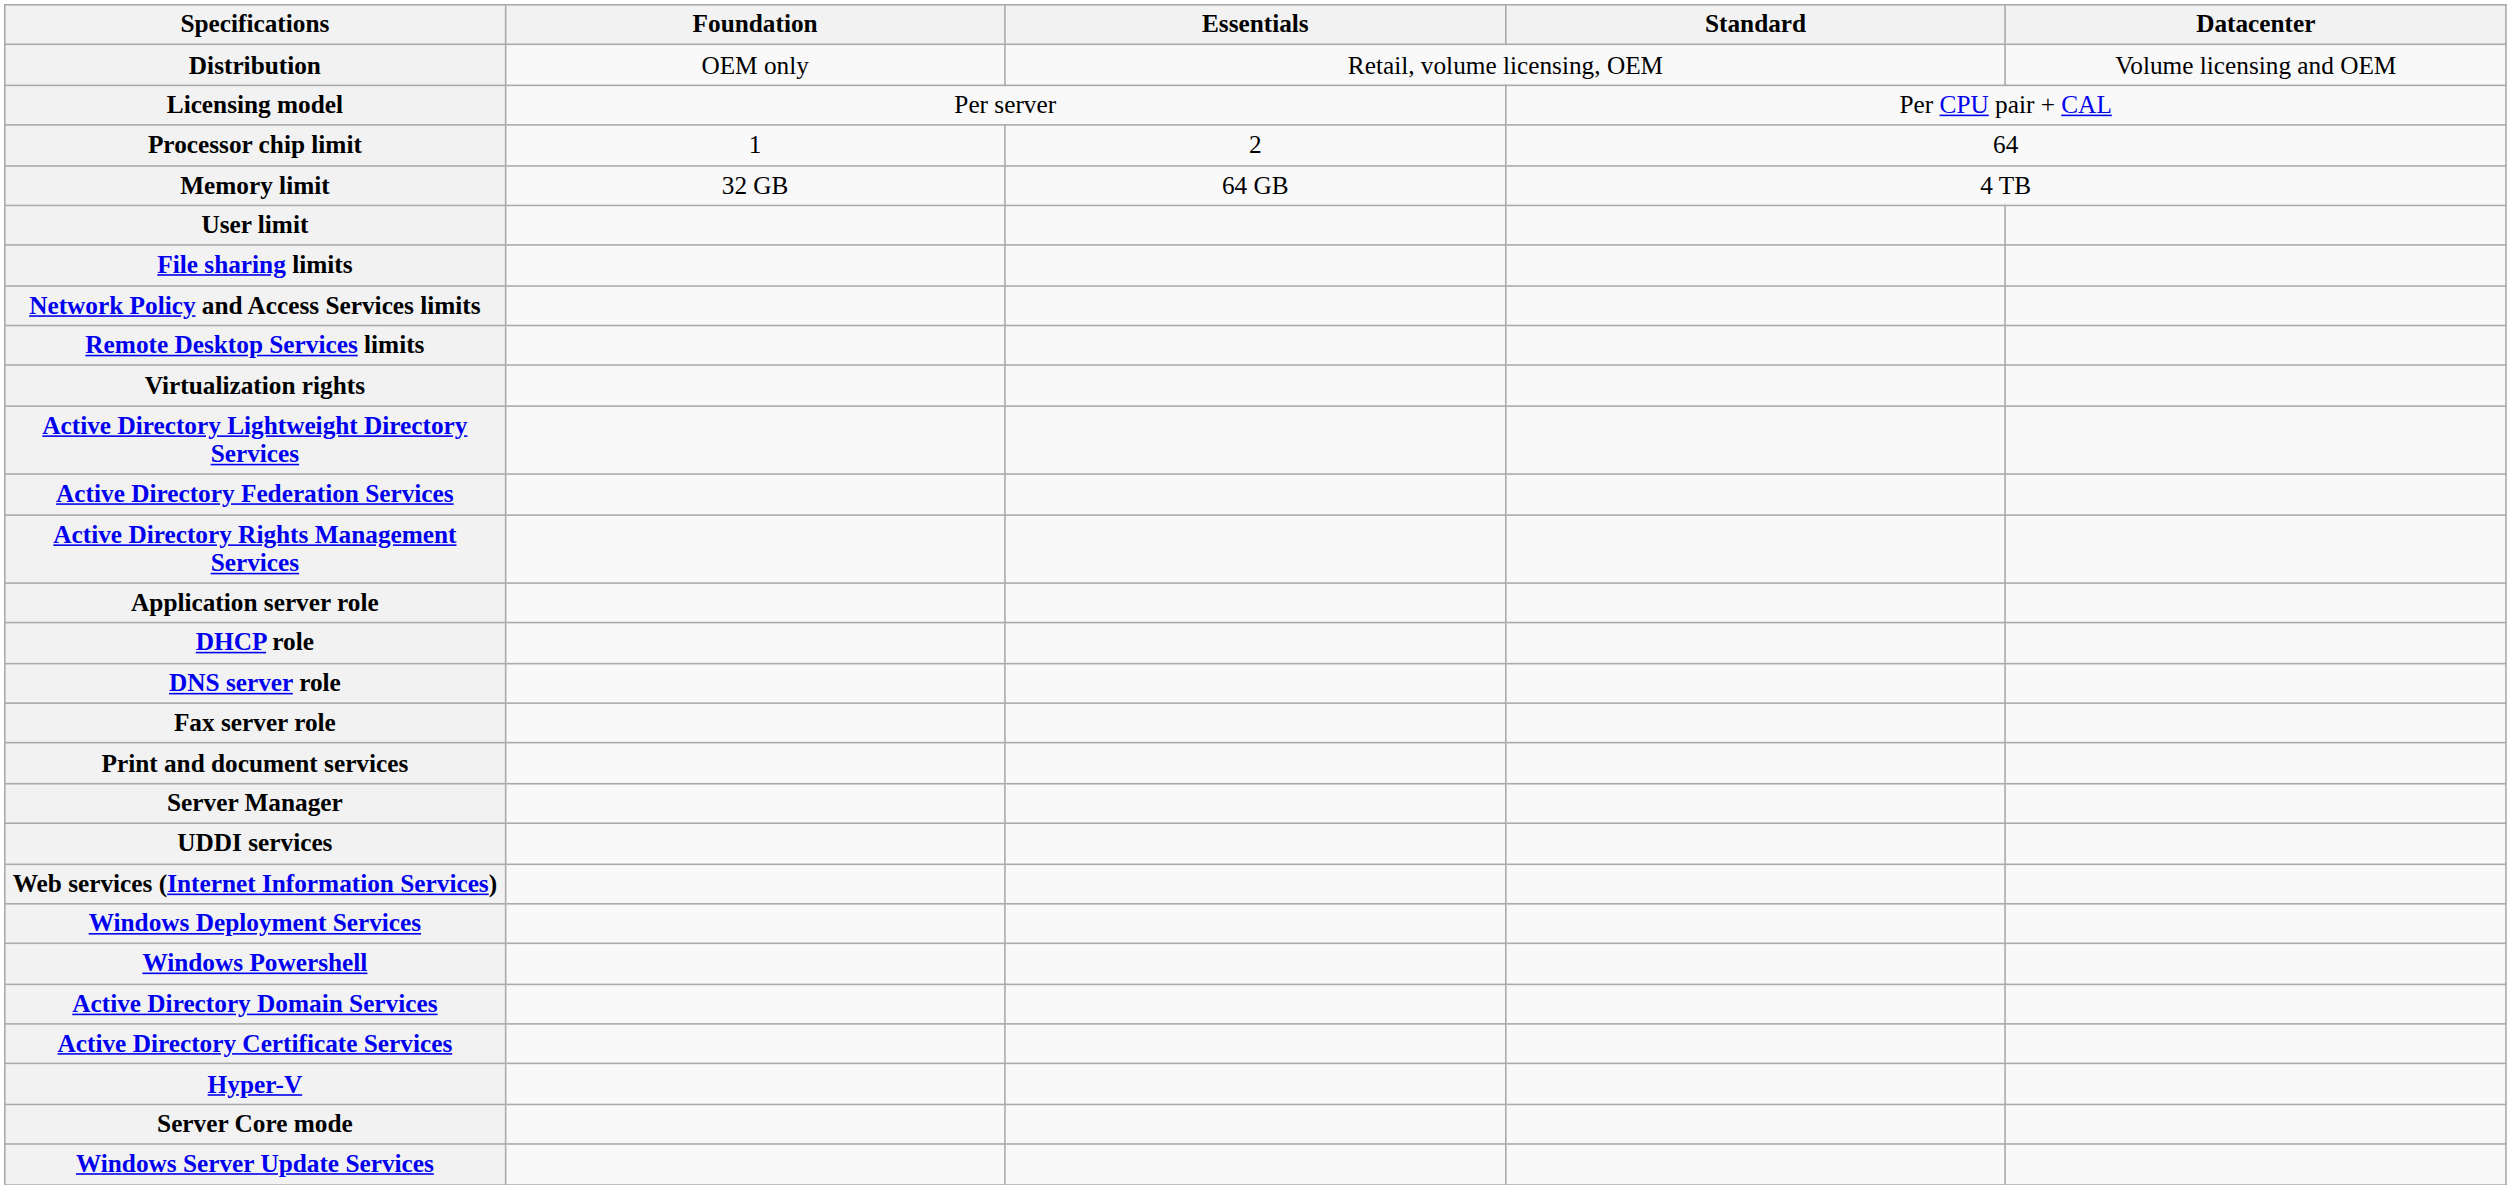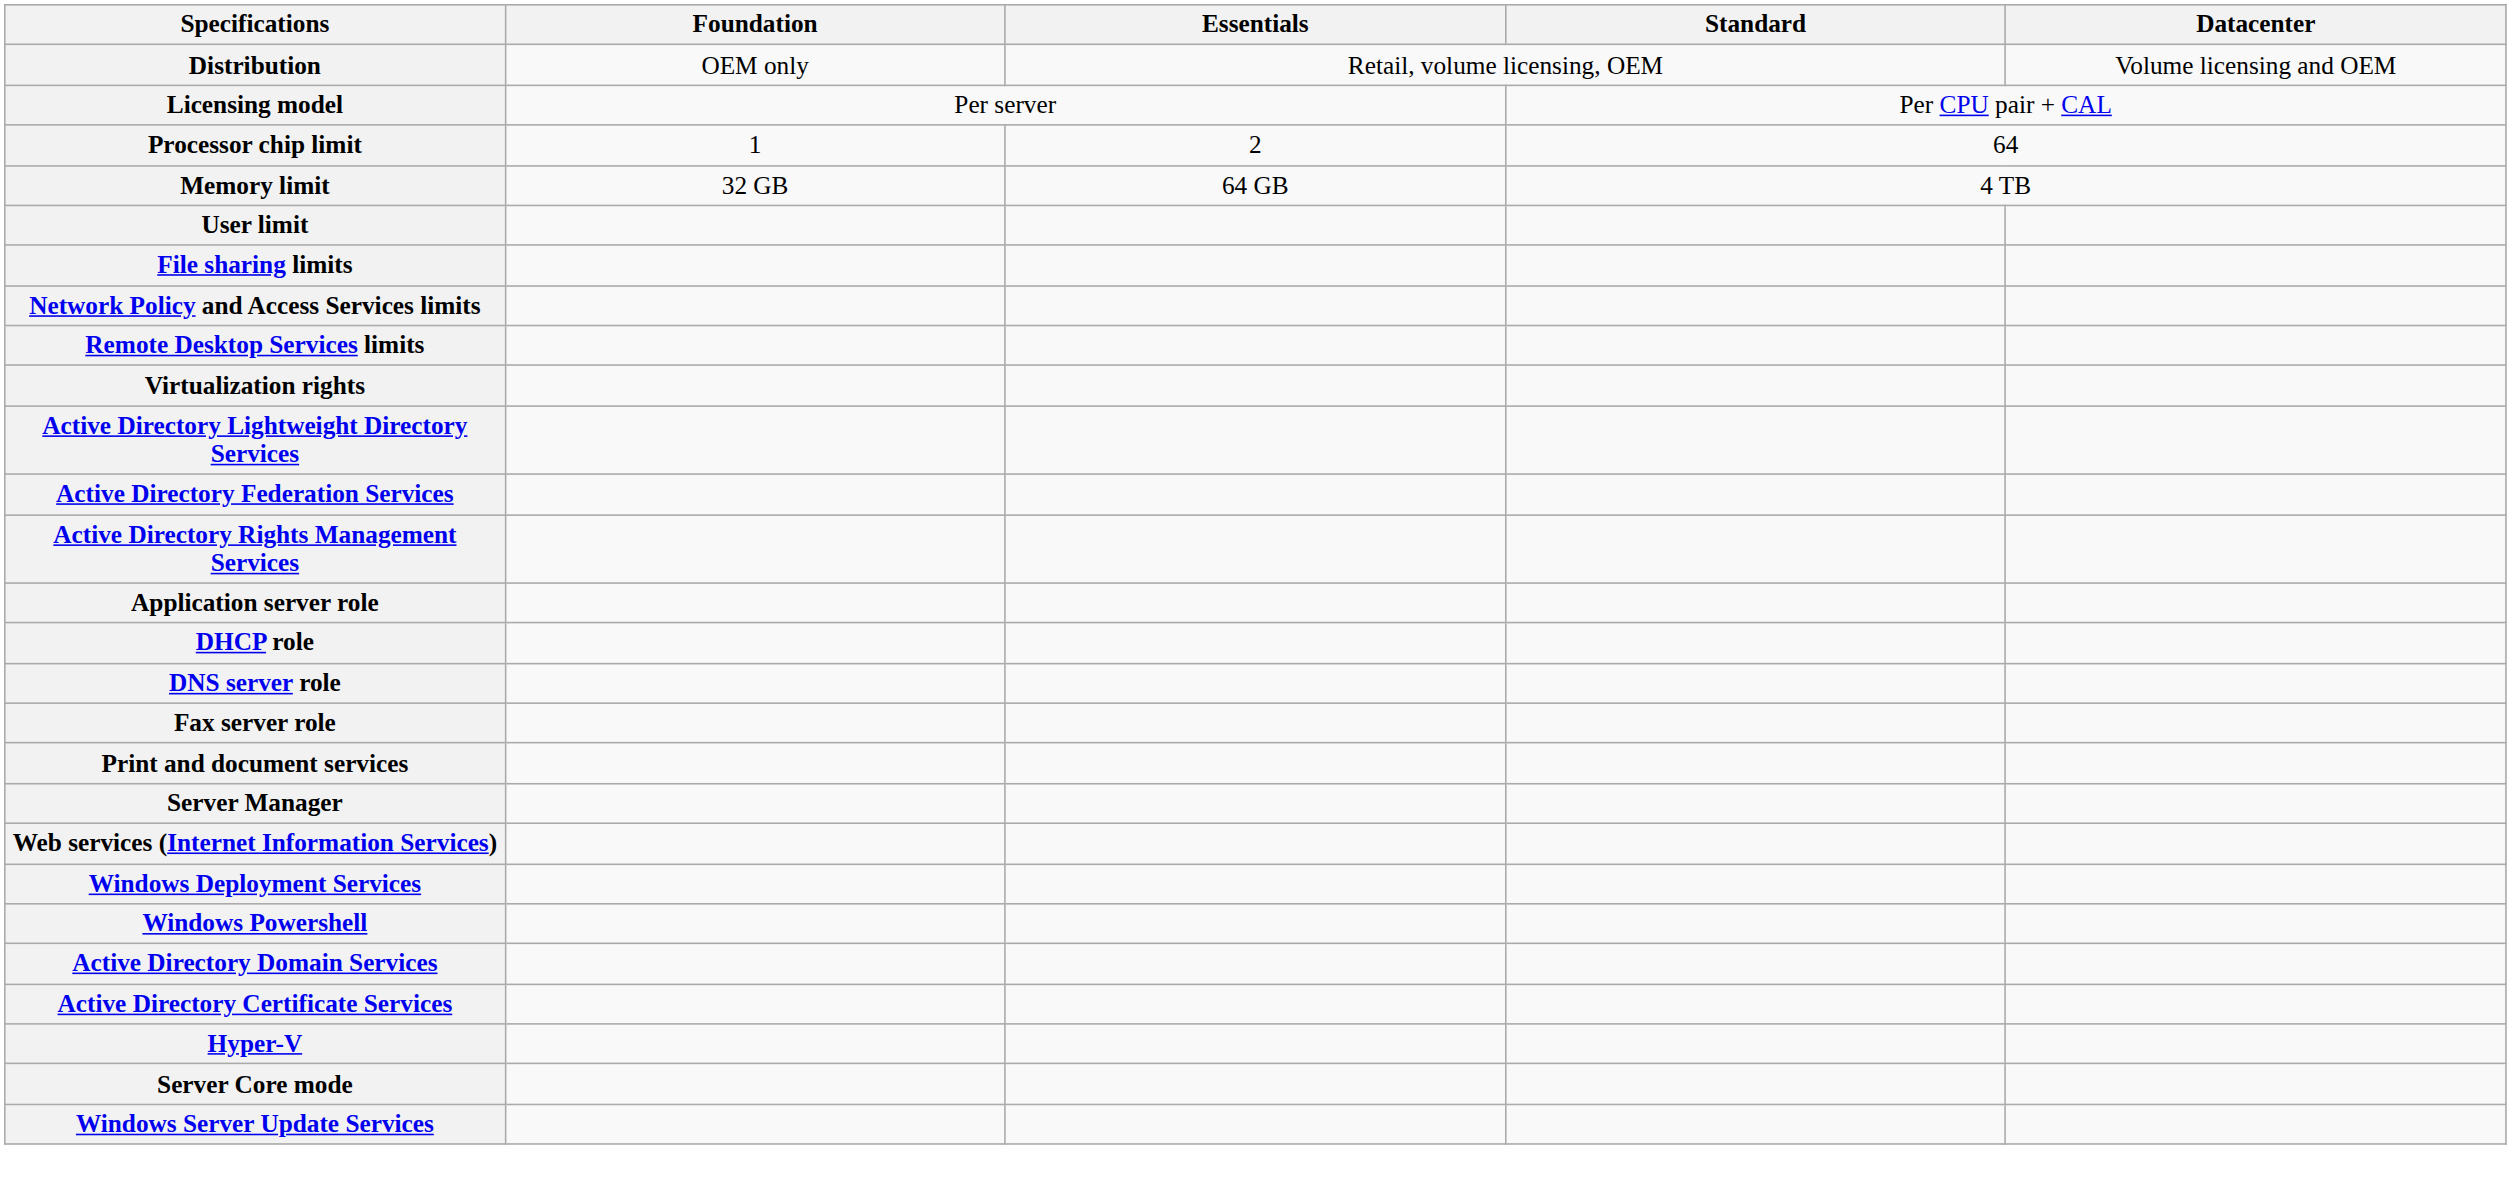- row: (255, 843)
